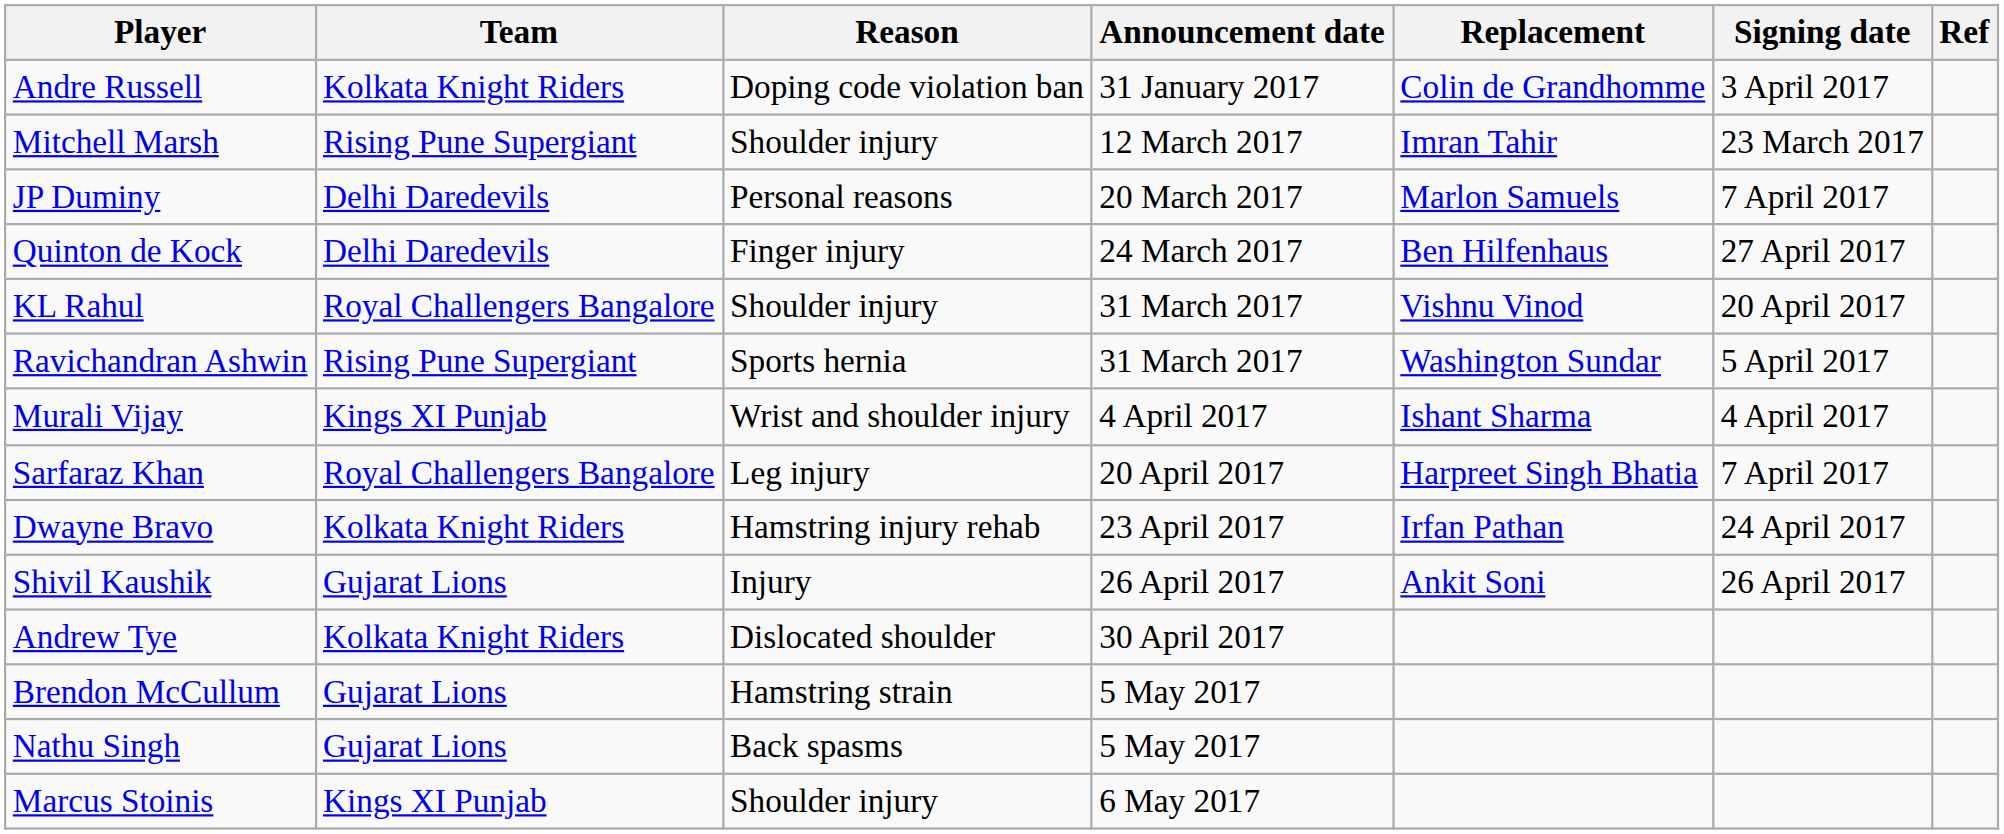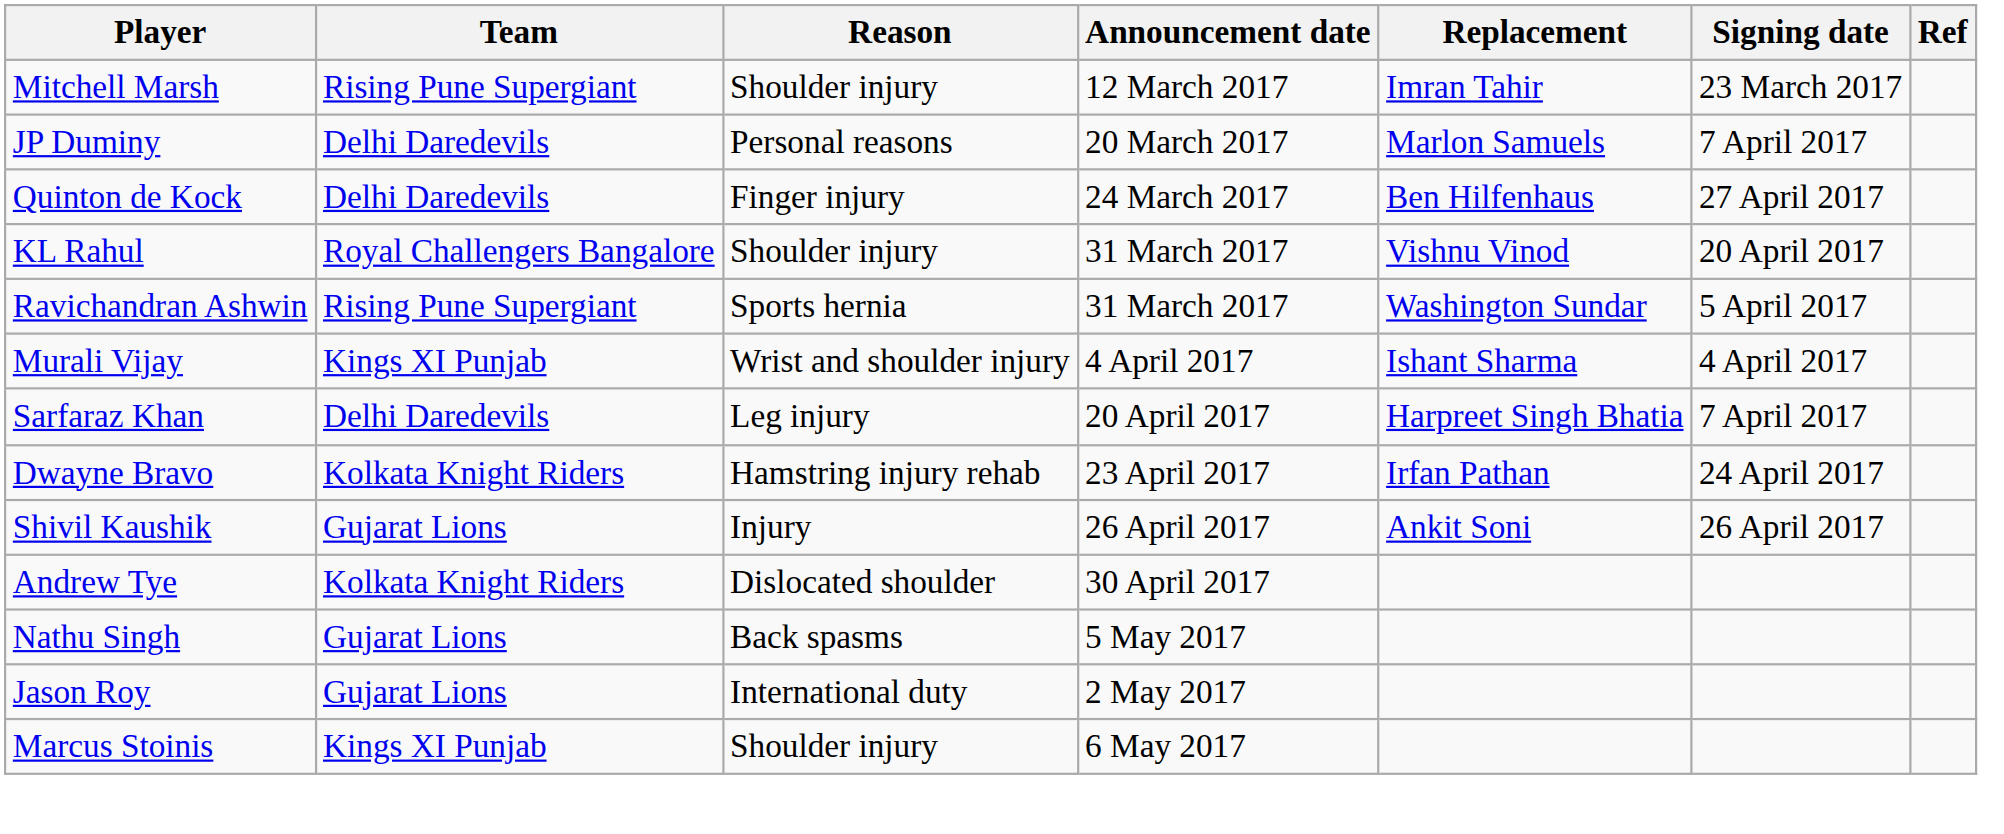- row: (108, 87)
(519, 471) Royal Challengers Bangalore -> (436, 416) Delhi Daredevils
- row: (146, 690)
+ row: (82, 690)
